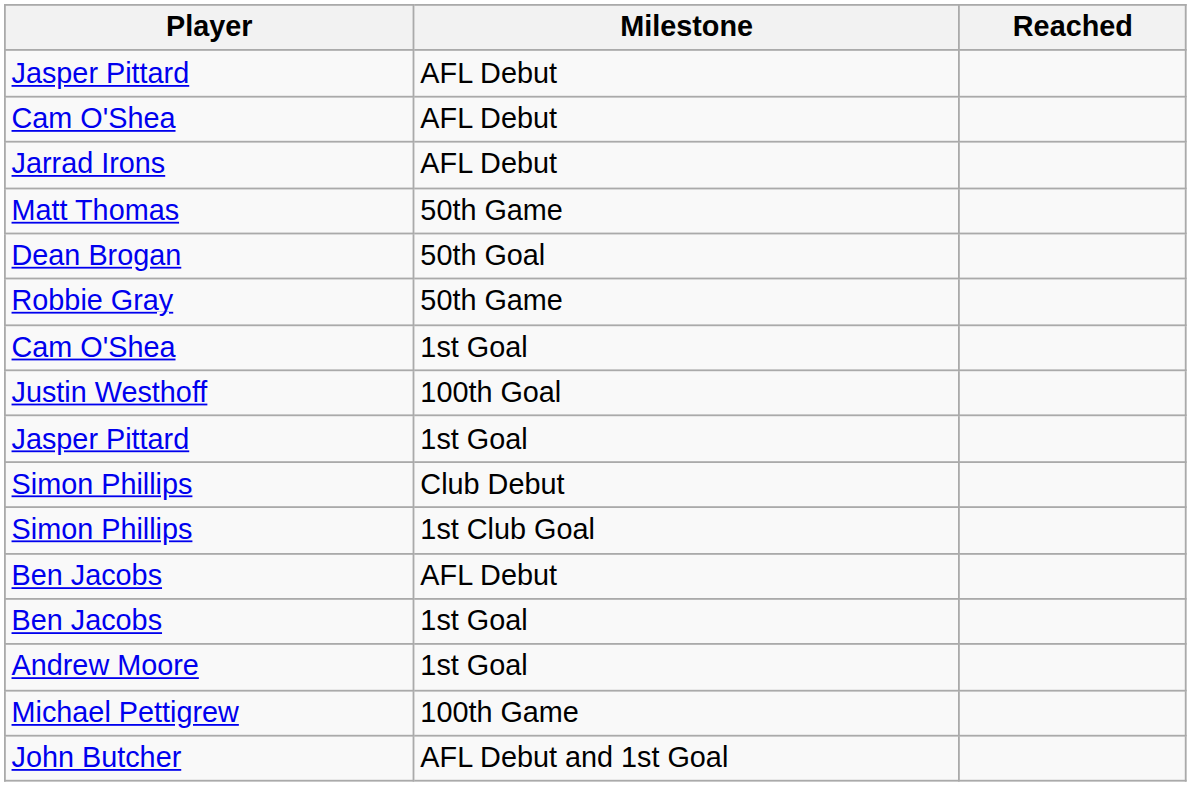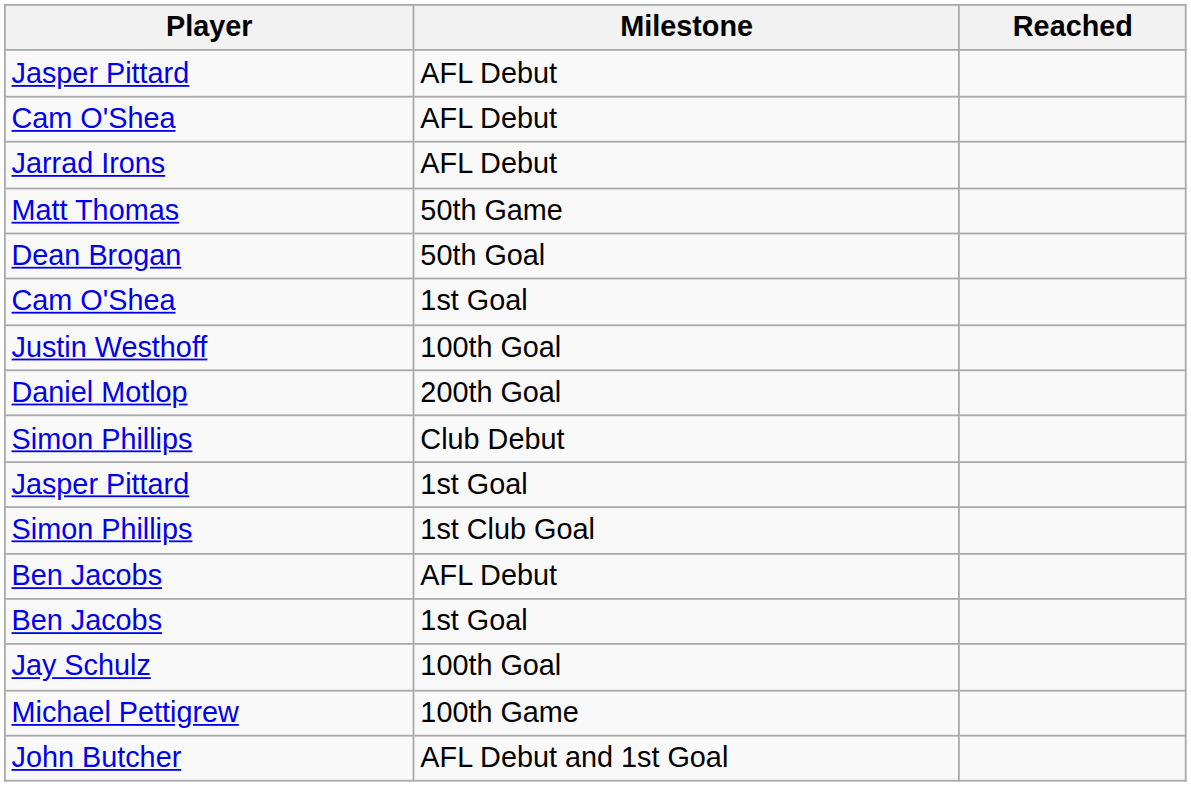- row: (92, 301)
+ row: (100, 392)
rows swapped: (102, 484) <-> (100, 438)
+ row: (81, 666)
- row: (105, 666)
